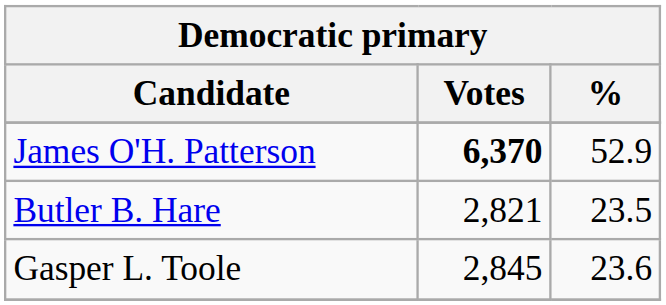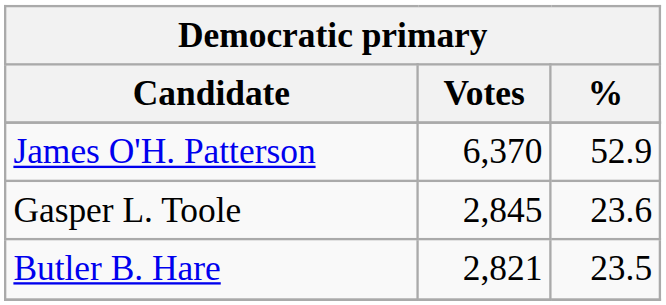(503, 151) bold -> (503, 151) normal
rows swapped: (127, 268) <-> (117, 210)
